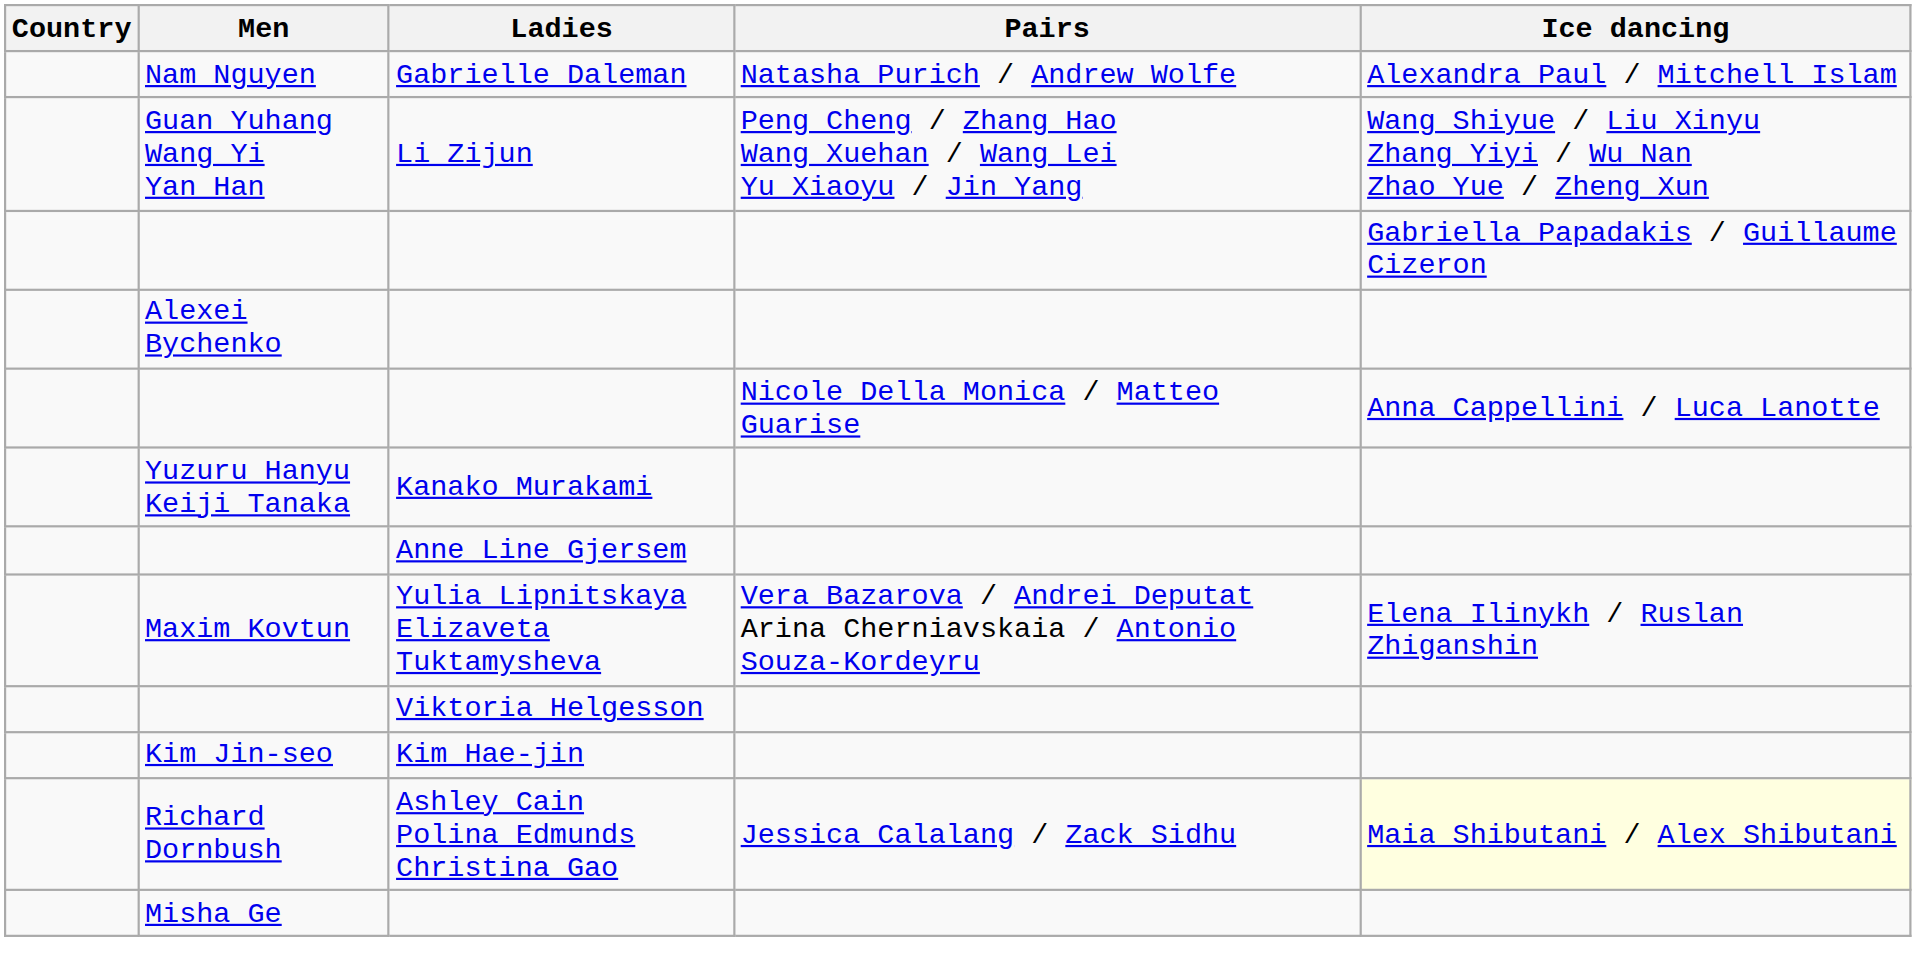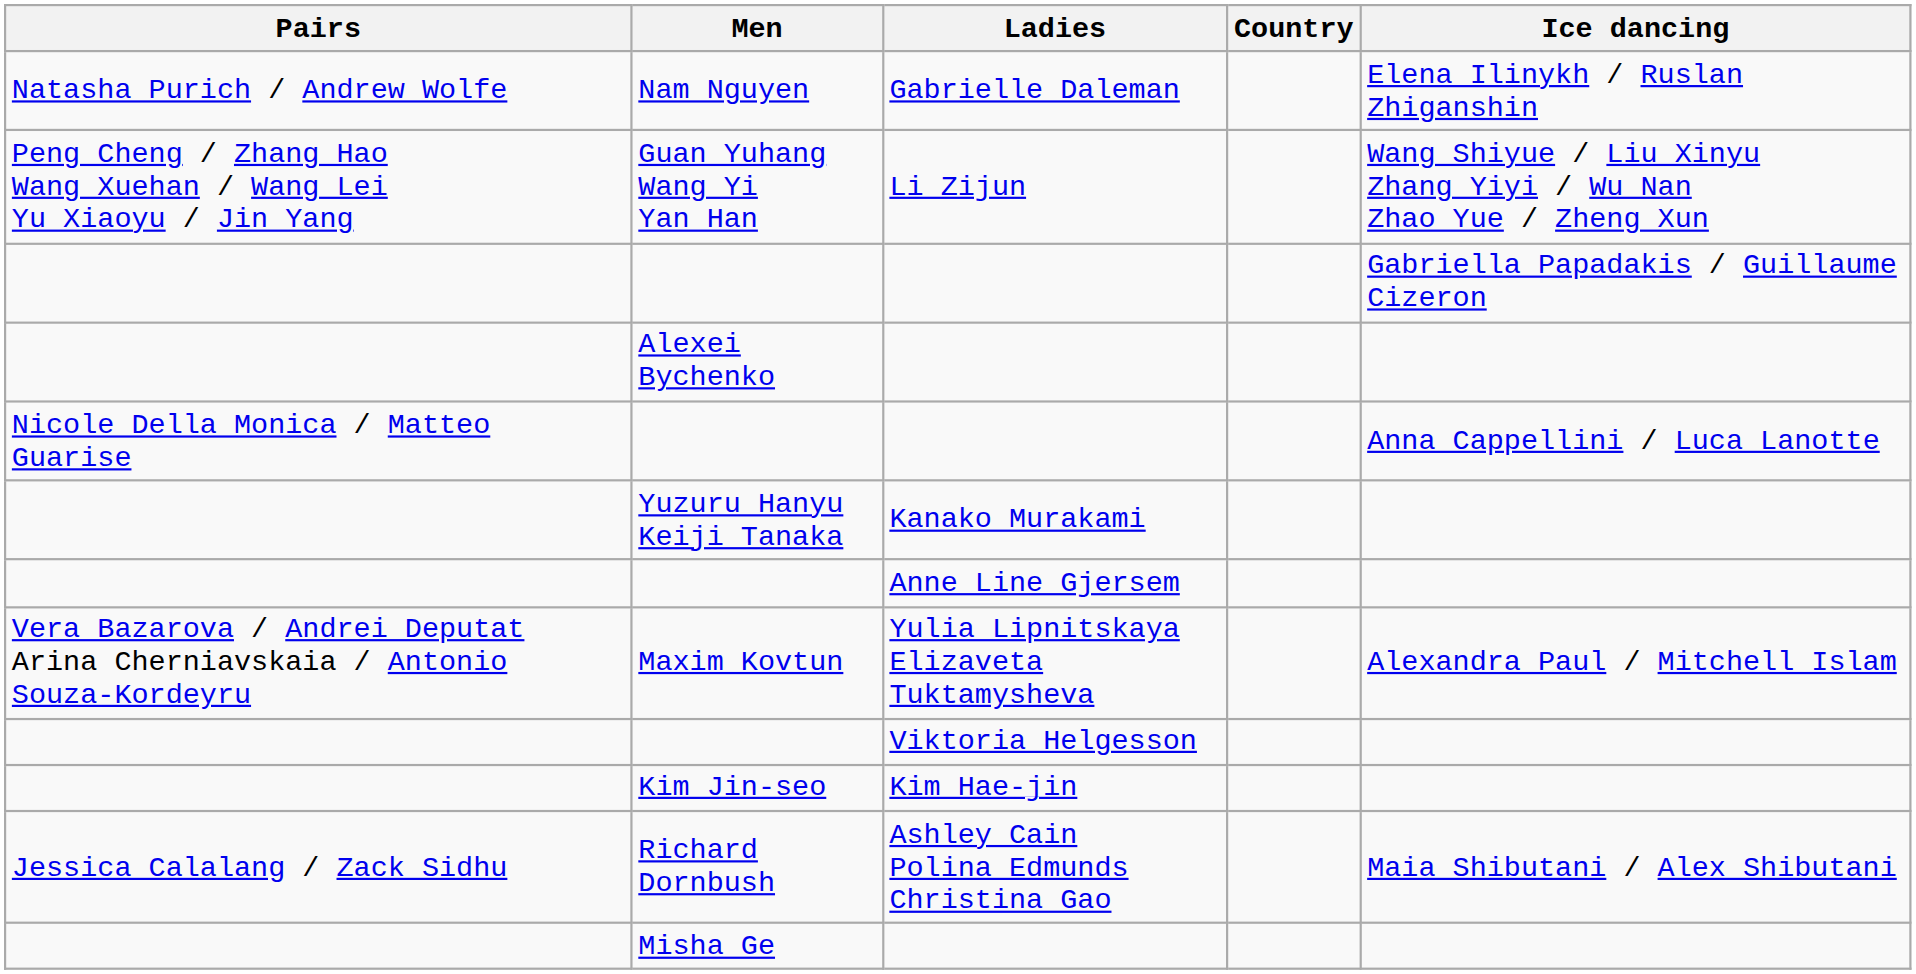columns swapped: (72, 28) <-> (1047, 28)
(1632, 75) Alexandra Paul / Mitchell Islam -> (1555, 91) Elena Ilinykh / Ruslan Zhiganshin
(1555, 629) Elena Ilinykh / Ruslan Zhiganshin -> (1632, 662) Alexandra Paul / Mitchell Islam
(1632, 834) lightyellow background -> (1632, 867) no background
